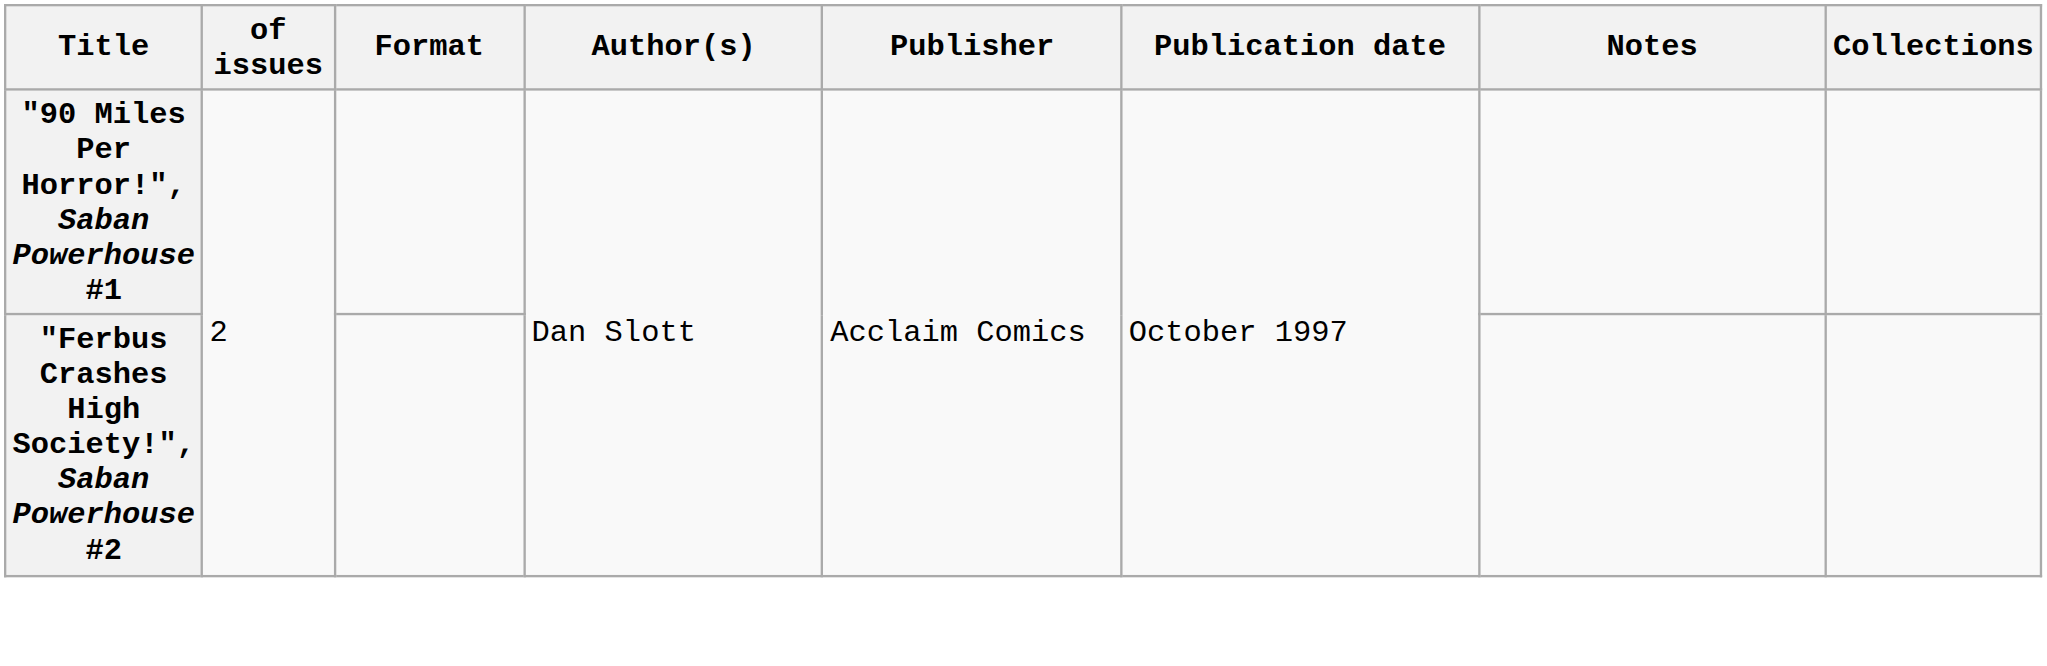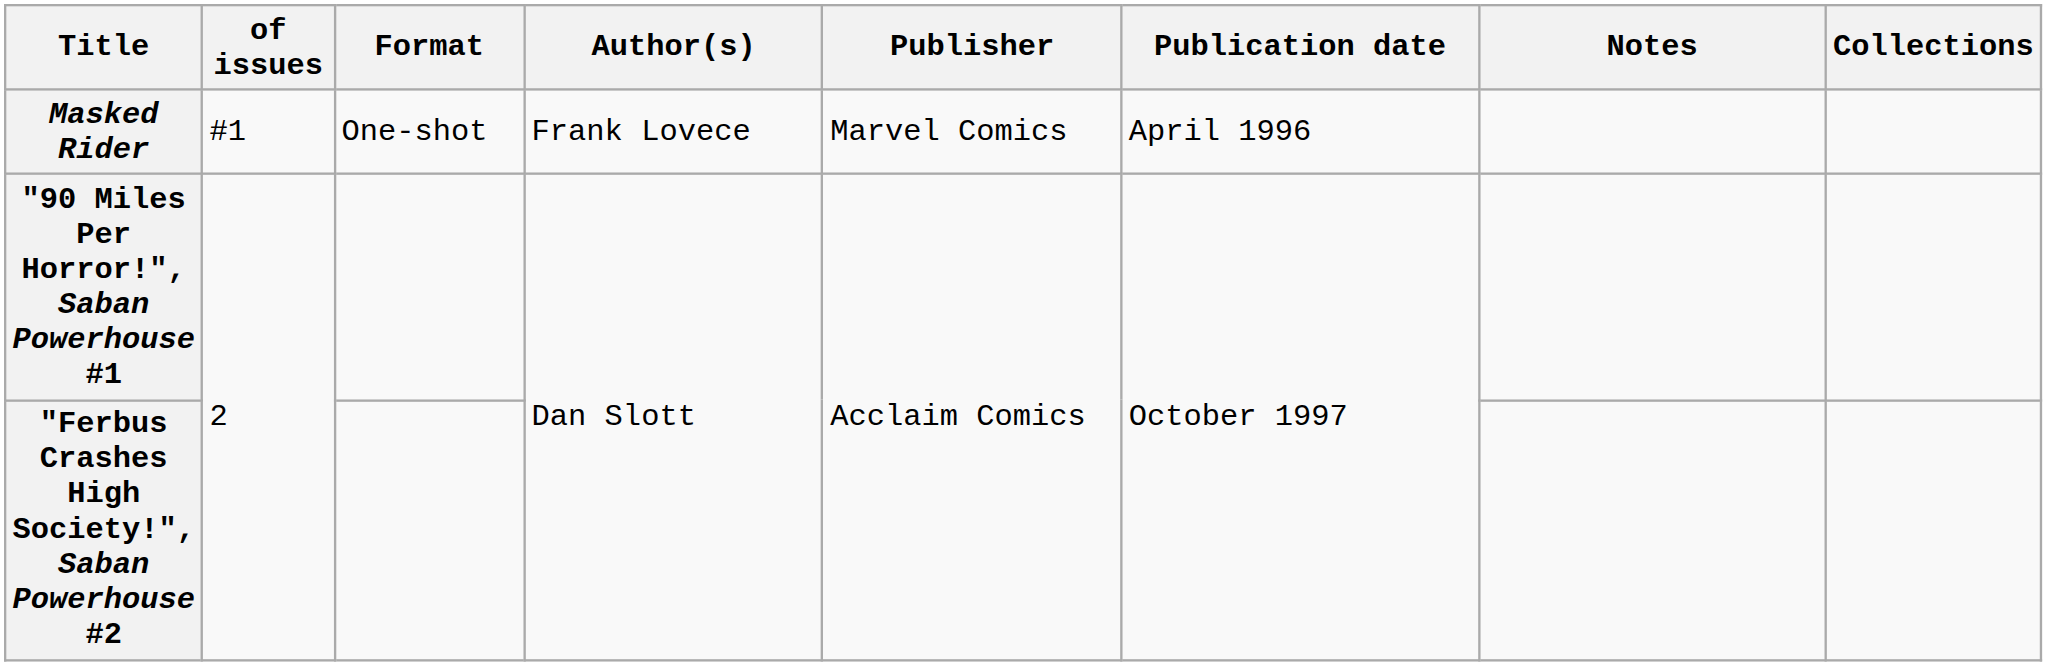+ row: (104, 132)
